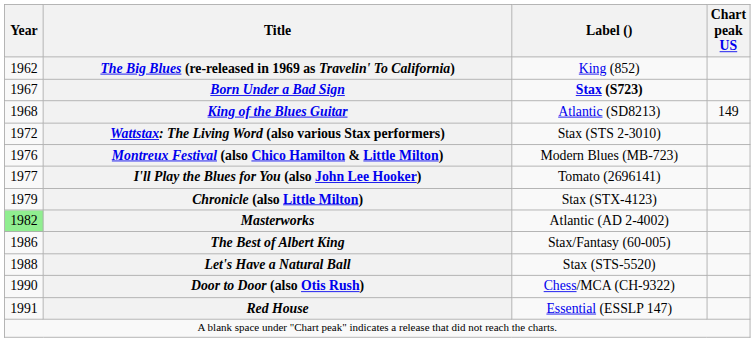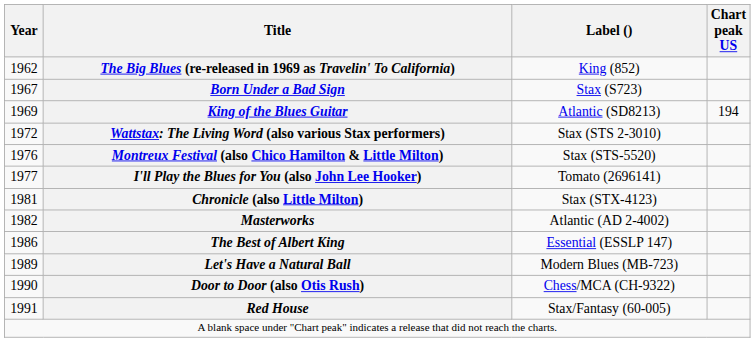(609, 90) bold -> (609, 90) normal
(24, 111) 1968 -> (24, 111) 1969
(728, 111) 149 -> (728, 111) 194
(609, 155) Modern Blues (MB-723) -> (609, 155) Stax (STS-5520)
(24, 199) 1979 -> (24, 199) 1981
(24, 220) lightgreen background -> (24, 220) no background
(609, 242) Stax/Fantasy (60-005) -> (609, 242) Essential (ESSLP 147)
(24, 264) 1988 -> (24, 264) 1989
(609, 264) Stax (STS-5520) -> (609, 264) Modern Blues (MB-723)
(609, 308) Essential (ESSLP 147) -> (609, 308) Stax/Fantasy (60-005)
